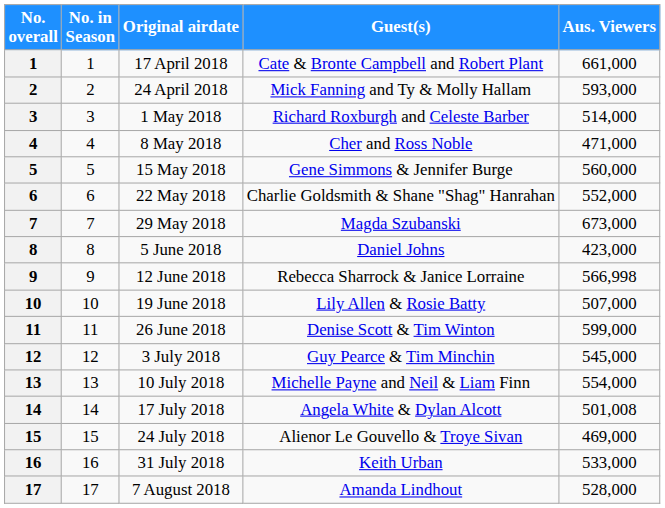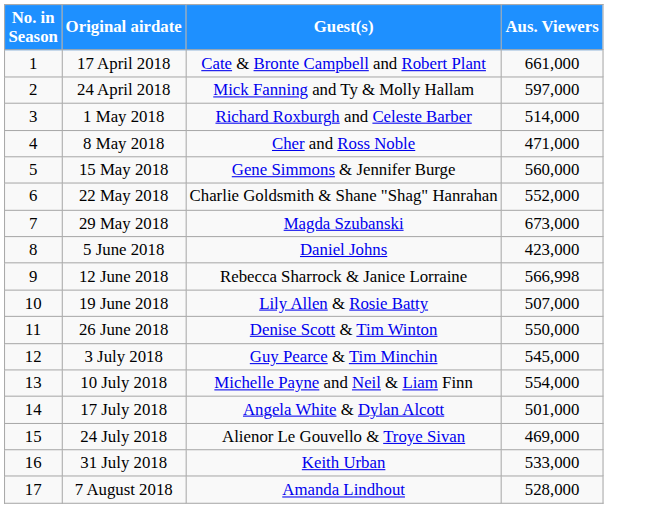- column: (33, 27)
(609, 90) 593,000 -> (552, 90) 597,000
(609, 329) 599,000 -> (552, 329) 550,000
(609, 409) 501,008 -> (552, 409) 501,000
